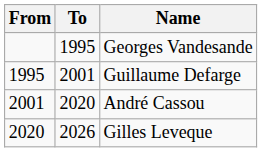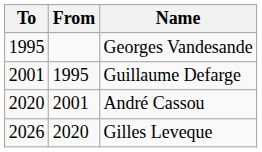columns swapped: (30, 18) <-> (77, 18)
